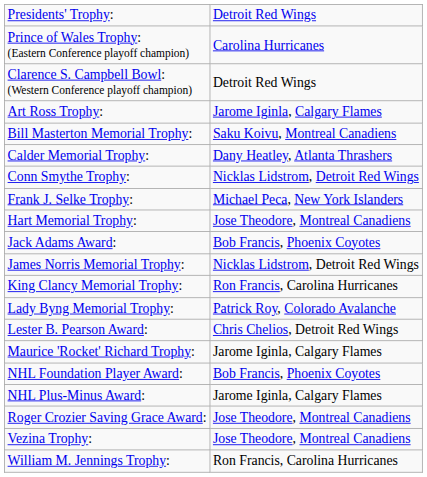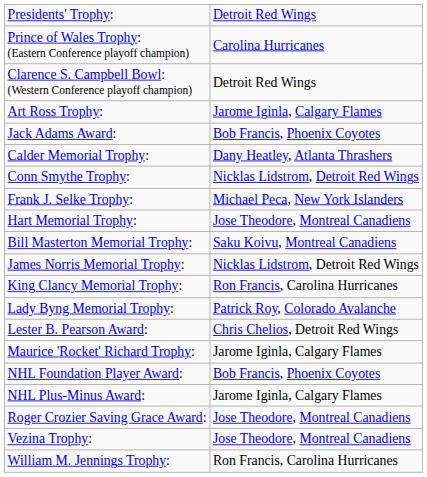rows swapped: (100, 133) <-> (62, 242)
